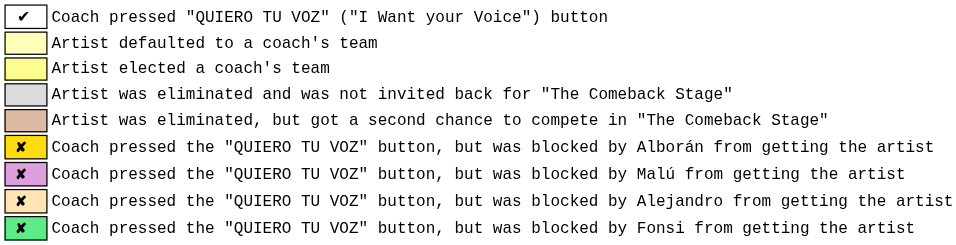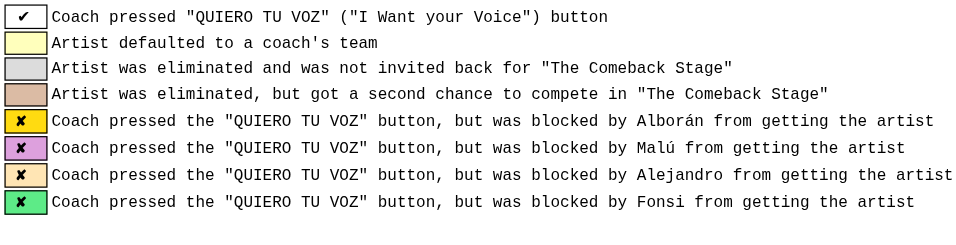- row: (191, 69)
